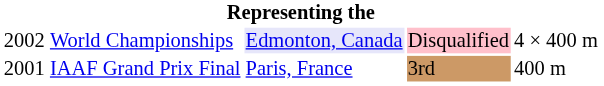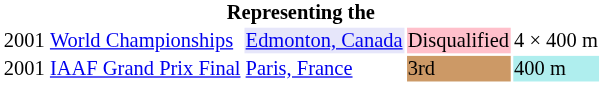(24, 40) 2002 -> (24, 40) 2001
(540, 68) no background -> (540, 68) paleturquoise background
